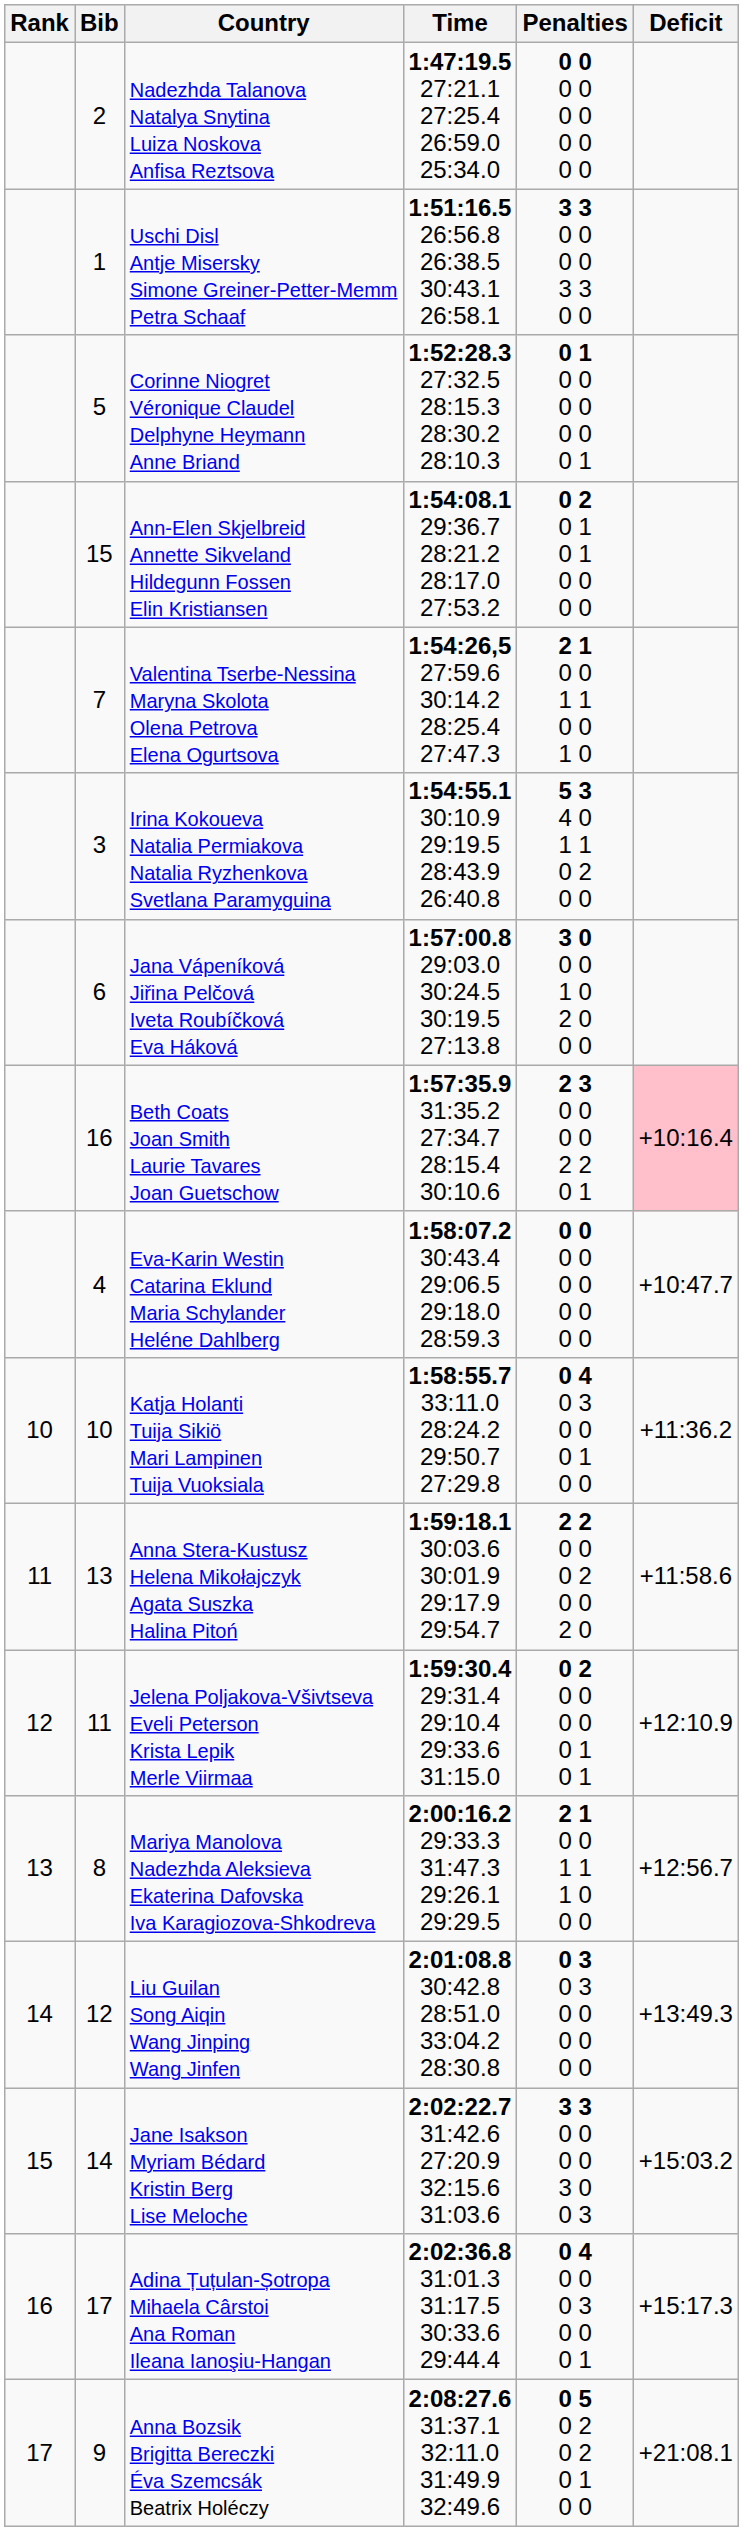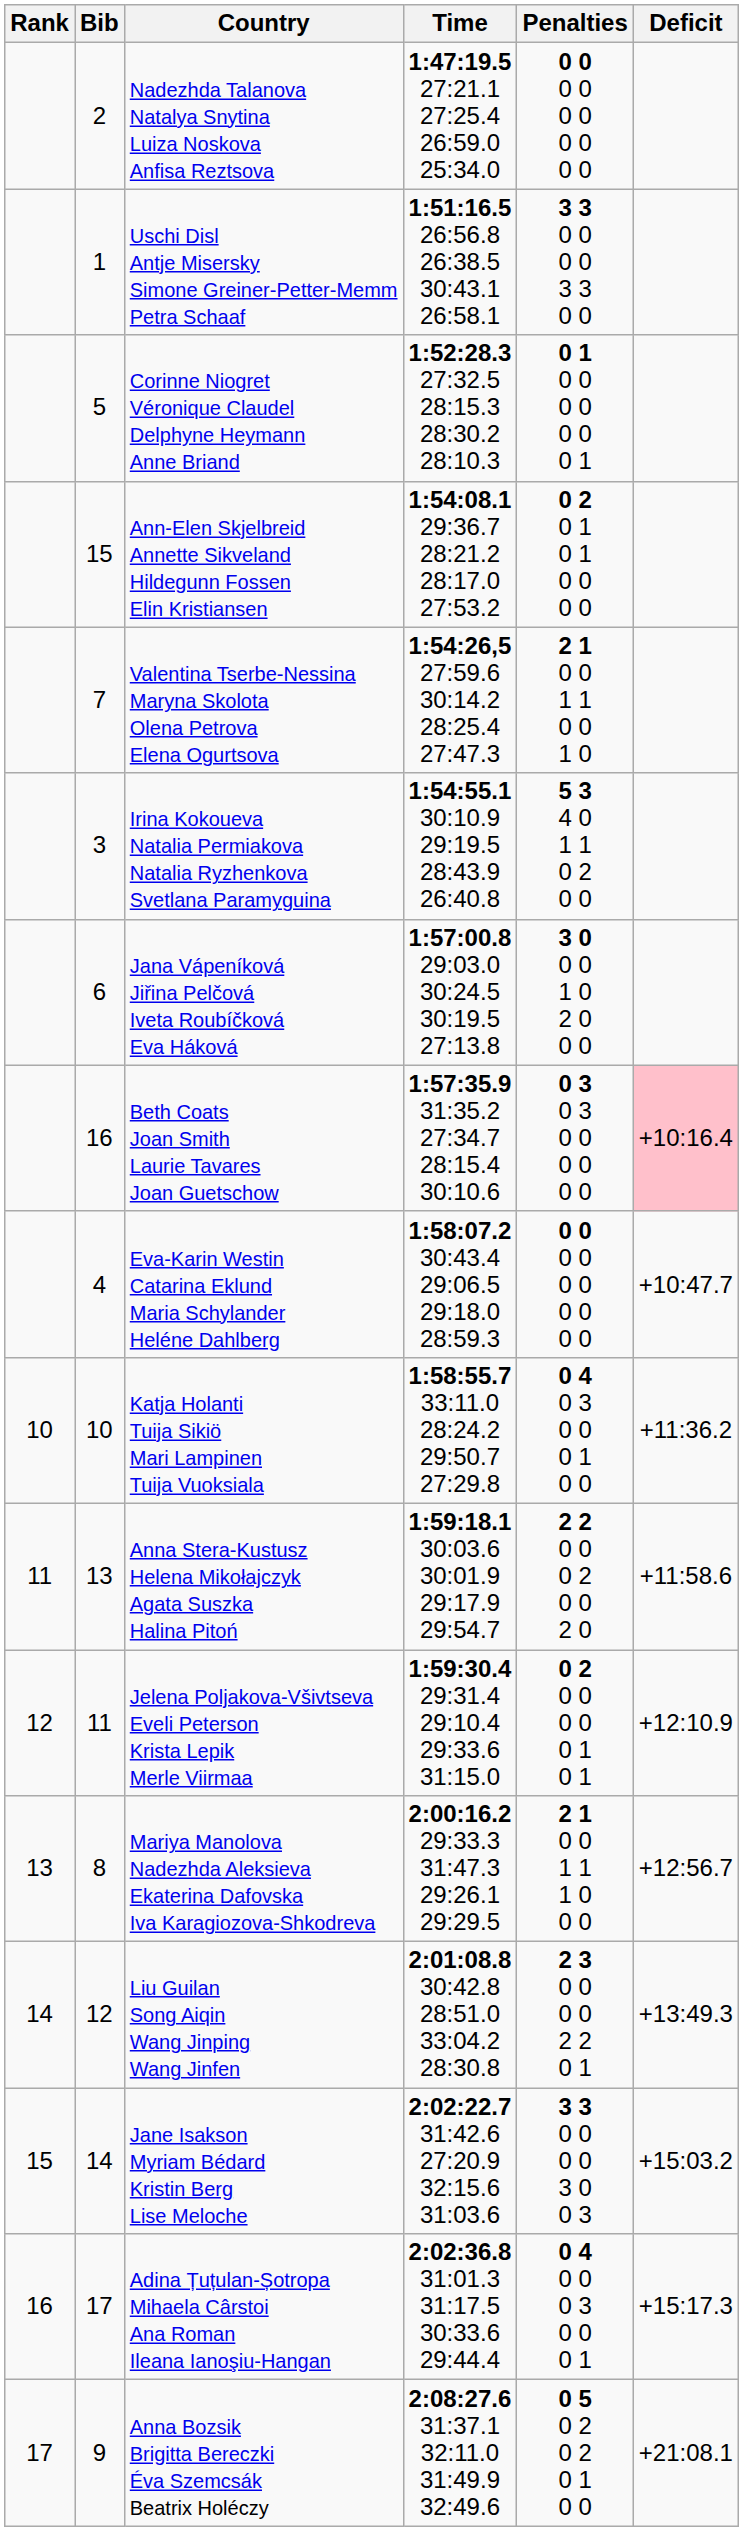(575, 1138) 2 3 0 0 0 0 2 2 0 1 -> (575, 1138) 0 3 0 3 0 0 0 0 0 0
(575, 2014) 0 3 0 3 0 0 0 0 0 0 -> (575, 2014) 2 3 0 0 0 0 2 2 0 1
